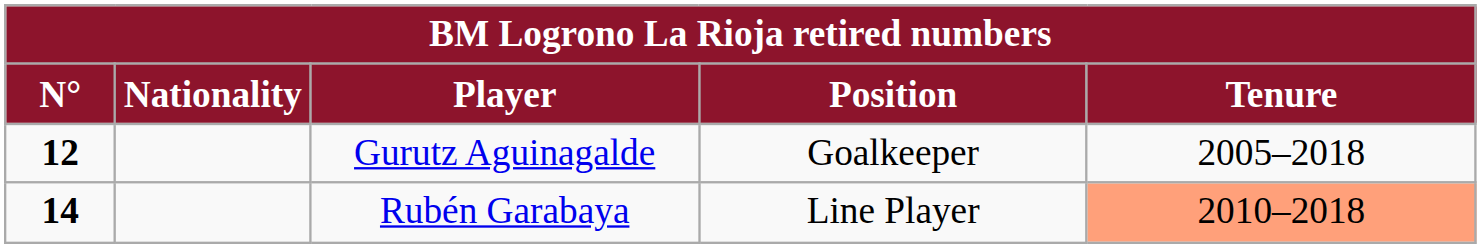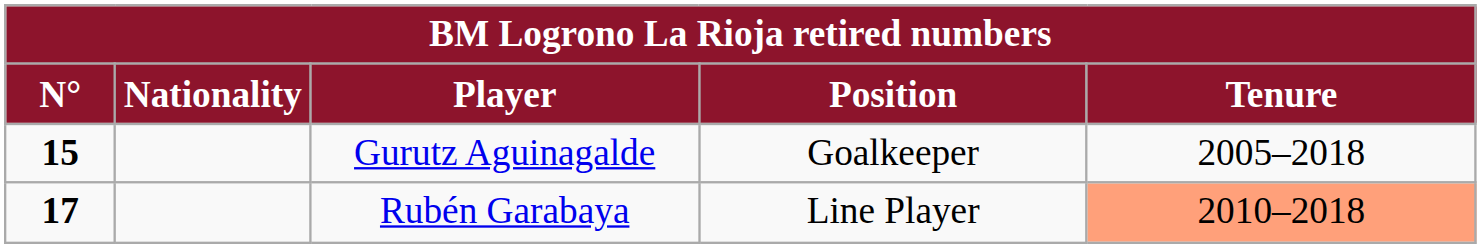(60, 152) 12 -> (60, 152) 15
(60, 211) 14 -> (60, 211) 17
